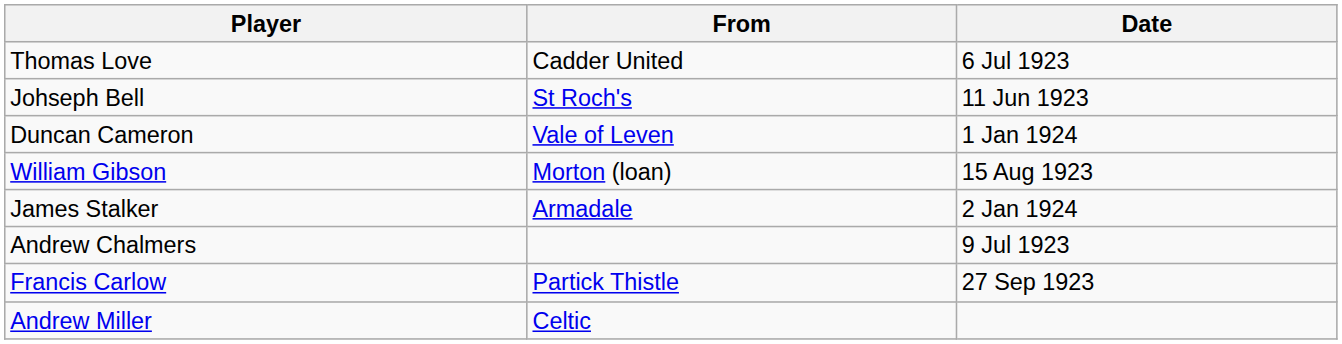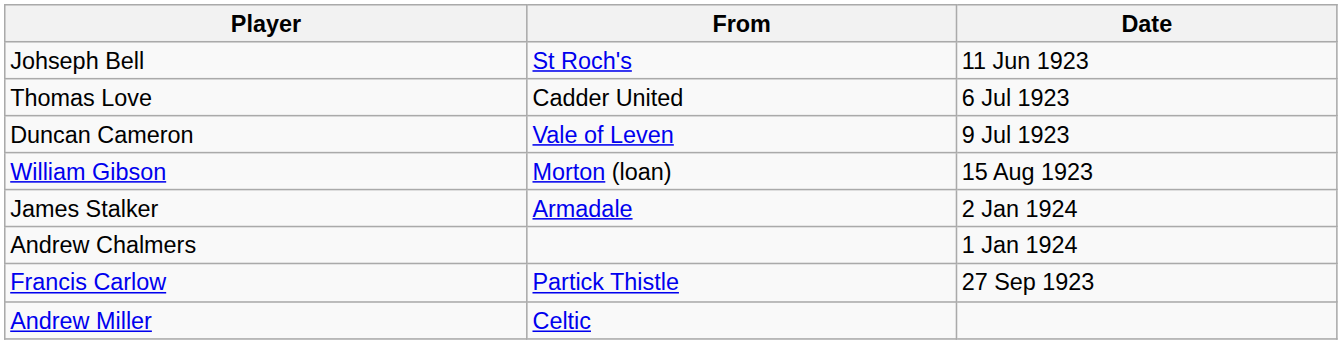rows swapped: (77, 98) <-> (81, 61)
(1020, 135) 1 Jan 1924 -> (1016, 135) 9 Jul 1923
(1016, 246) 9 Jul 1923 -> (1020, 246) 1 Jan 1924
